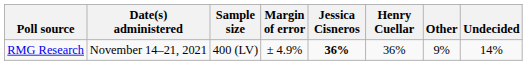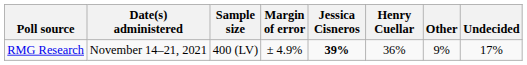(337, 50) 36% -> (337, 50) 39%
(491, 50) 14% -> (491, 50) 17%
